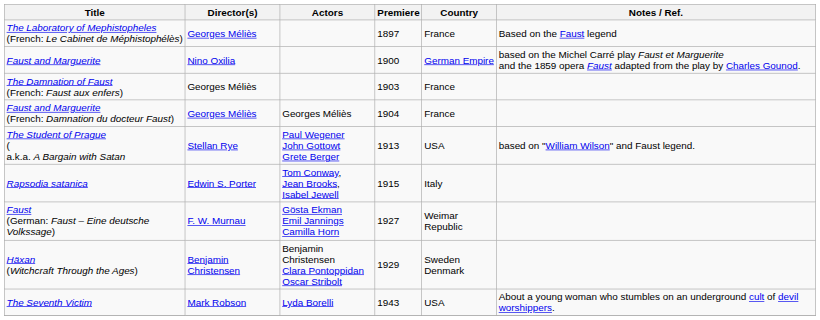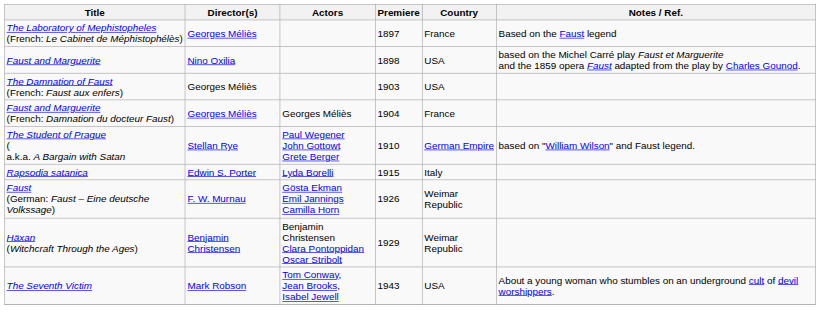(388, 60) 1900 -> (388, 60) 1898
(459, 60) German Empire -> (434, 60) USA
(440, 87) France -> (434, 87) USA
(388, 146) 1913 -> (388, 146) 1910
(434, 146) USA -> (459, 146) German Empire
(312, 184) Tom Conway, Jean Brooks, Isabel Jewell -> (308, 172) Lyda Borelli
(388, 221) 1927 -> (388, 199) 1926
(444, 265) Sweden Denmark -> (444, 242) Weimar Republic
(308, 302) Lyda Borelli -> (312, 286) Tom Conway, Jean Brooks, Isabel Jewell
